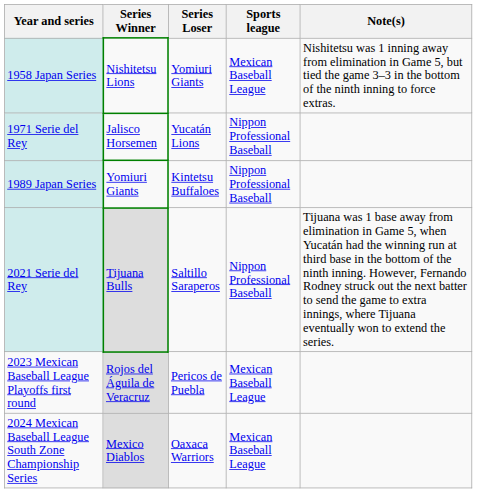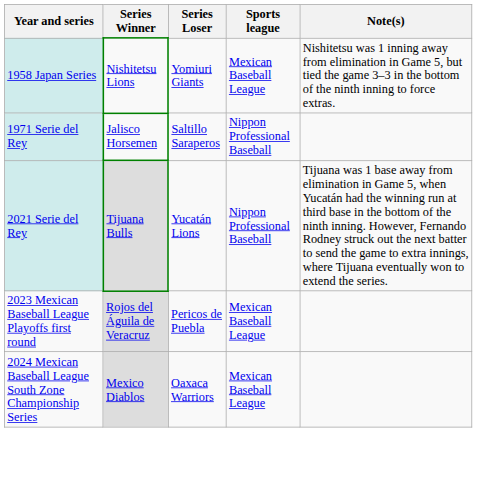(191, 136) Yucatán Lions -> (196, 136) Saltillo Saraperos
- row: (52, 184)
(196, 279) Saltillo Saraperos -> (191, 225) Yucatán Lions
